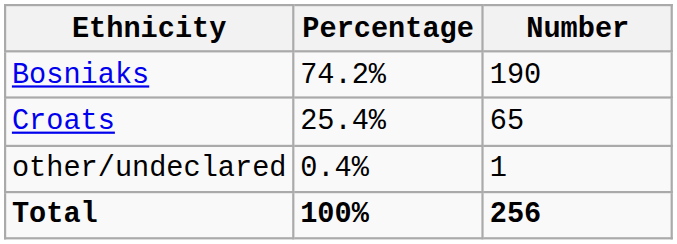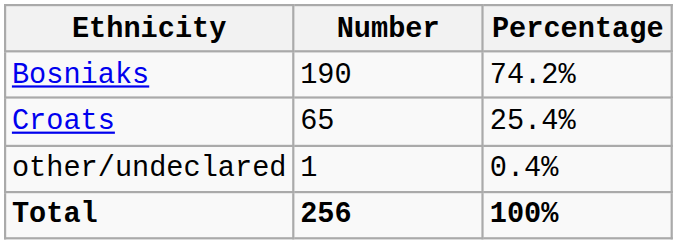columns swapped: (578, 28) <-> (388, 28)
